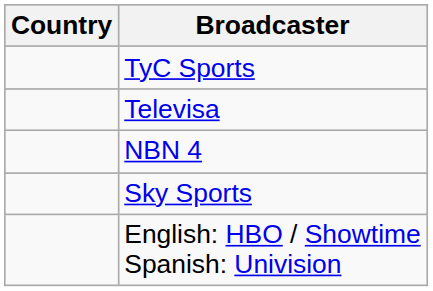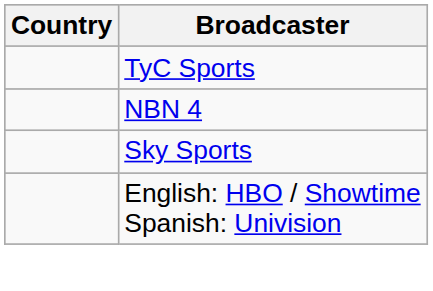- row: (172, 109)
